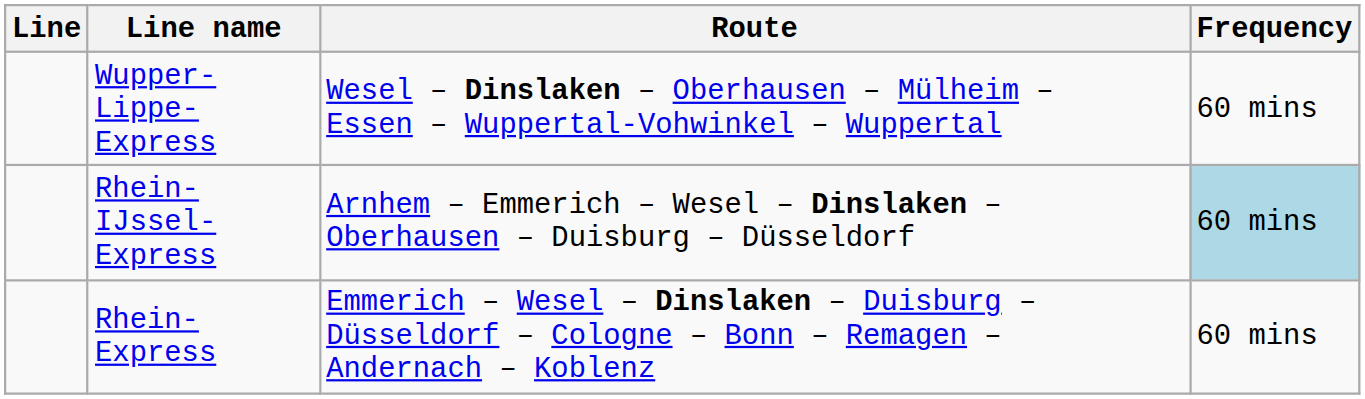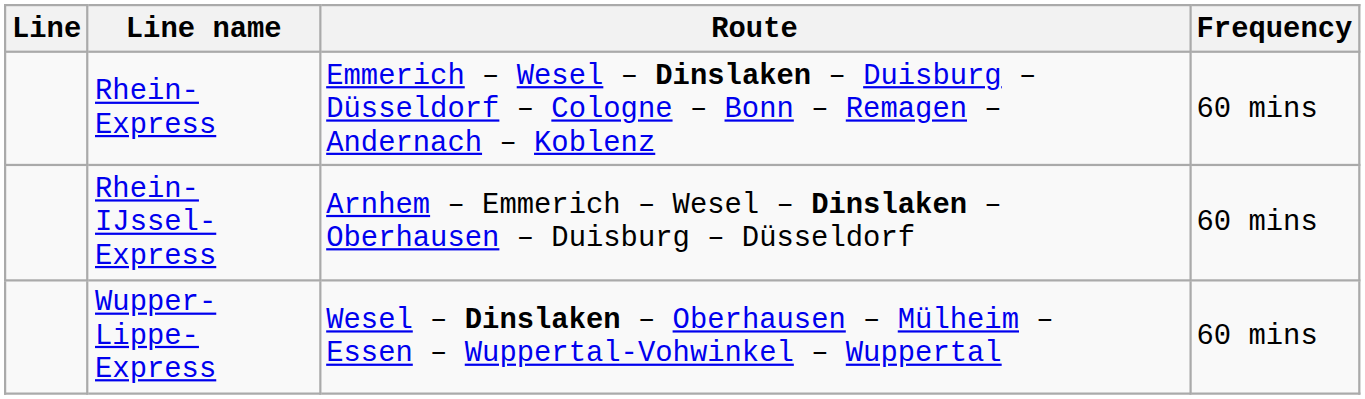rows swapped: (156, 336) <-> (156, 109)
(1257, 223) lightblue background -> (1257, 223) no background
